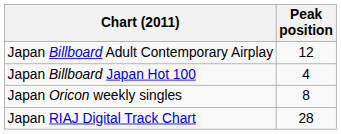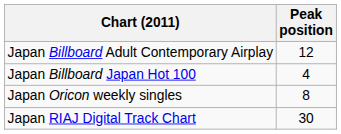(306, 118) 28 -> (306, 118) 30
